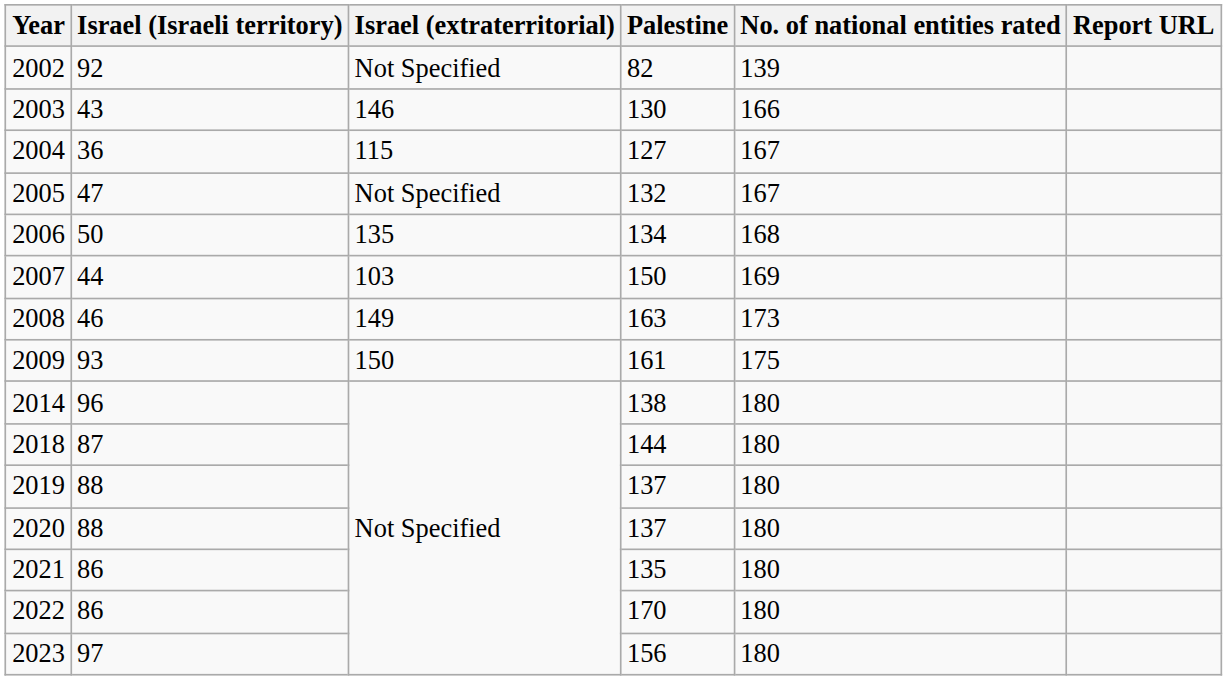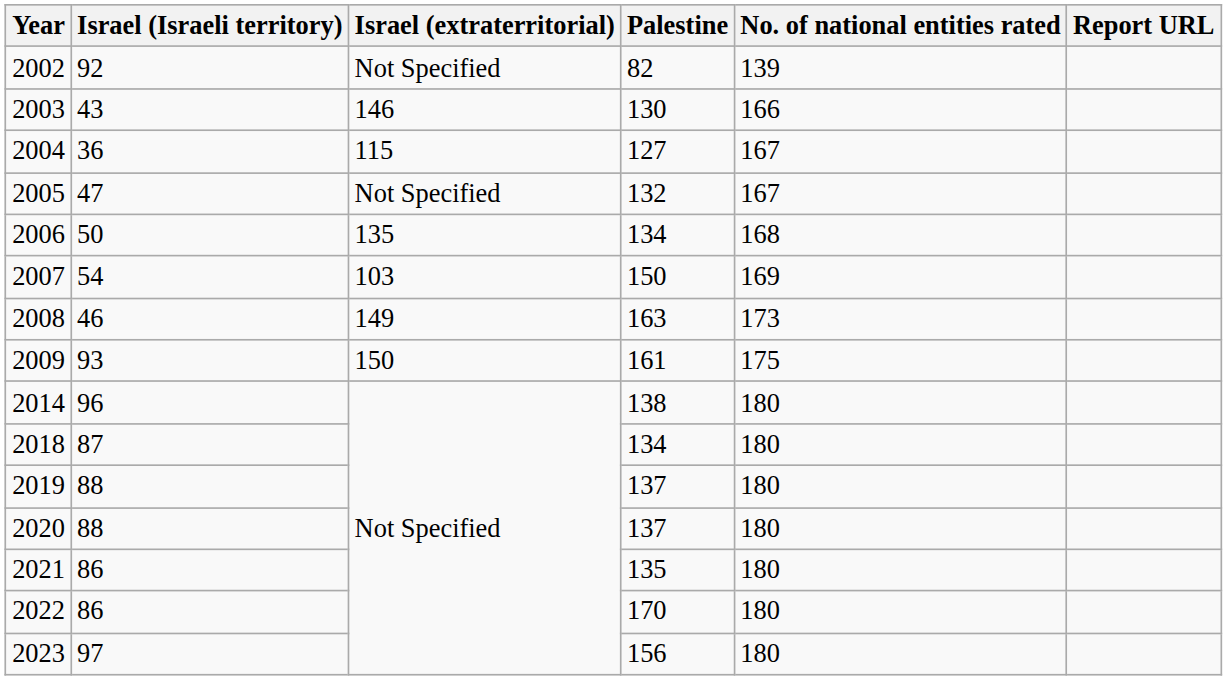(90, 276) 44 -> (90, 276) 54
(647, 444) 144 -> (647, 444) 134
